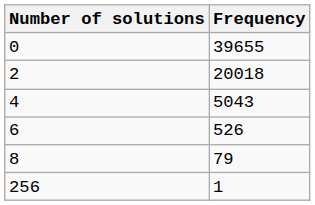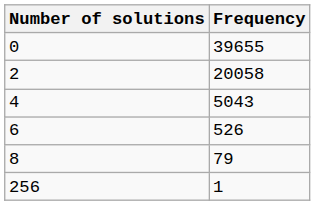(239, 75) 20018 -> (239, 75) 20058
